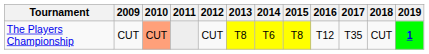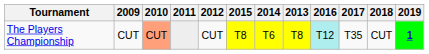columns swapped: (240, 13) <-> (297, 13)
(325, 35) no background -> (325, 35) paleturquoise background
